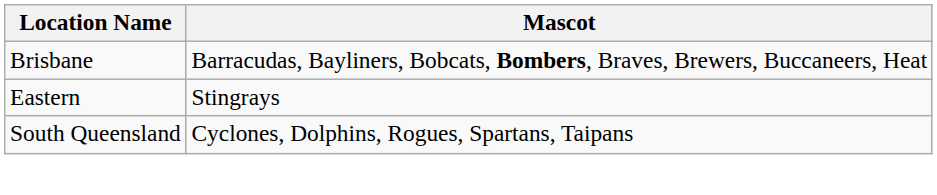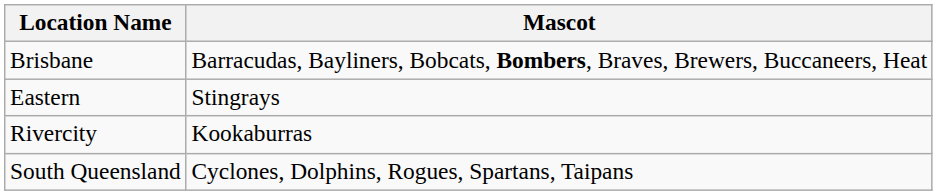+ row: (54, 134)
